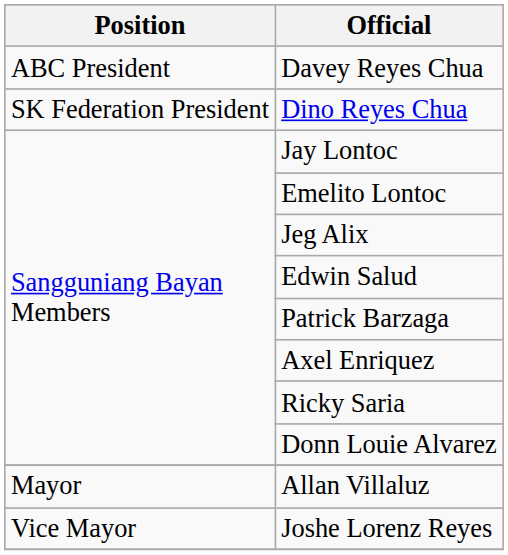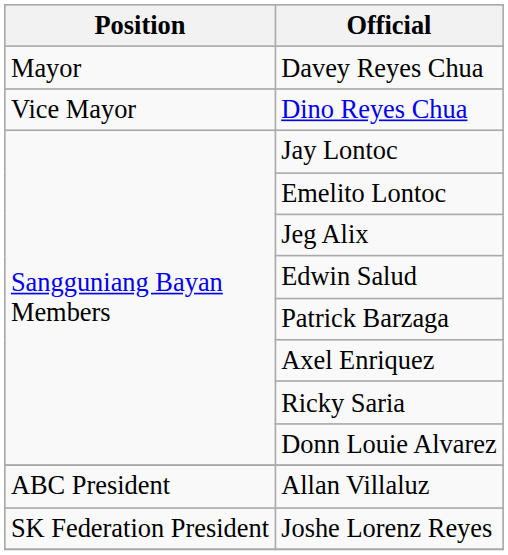(90, 67) ABC President -> (46, 67) Mayor
(140, 109) SK Federation President -> (74, 109) Vice Mayor
(46, 485) Mayor -> (90, 485) ABC President
(74, 527) Vice Mayor -> (140, 527) SK Federation President
